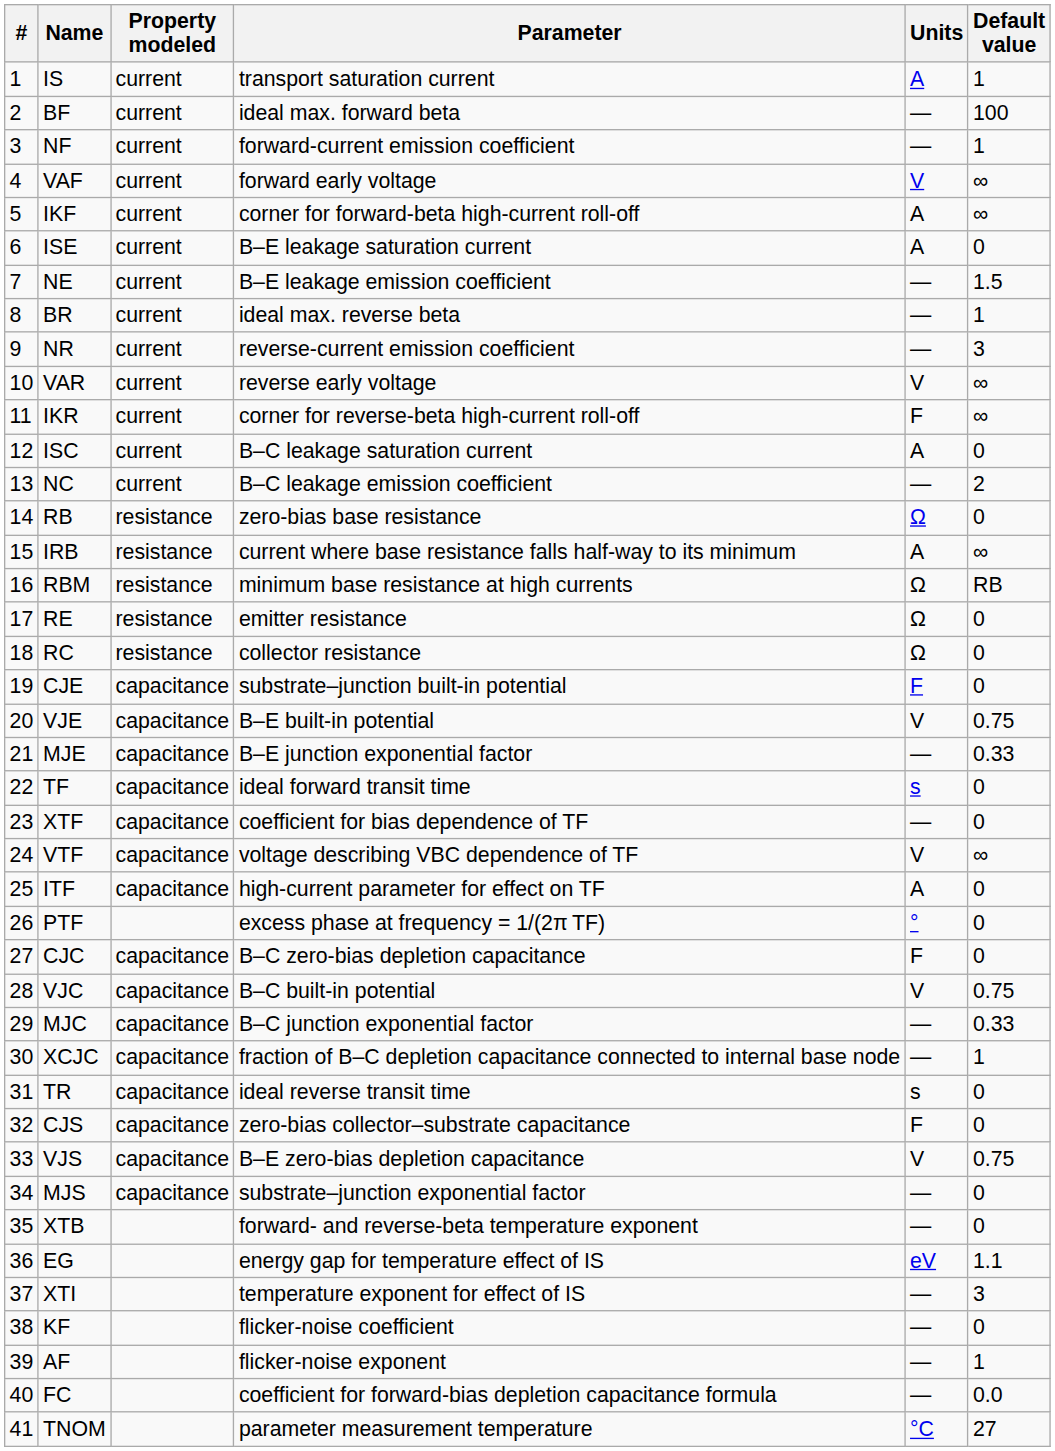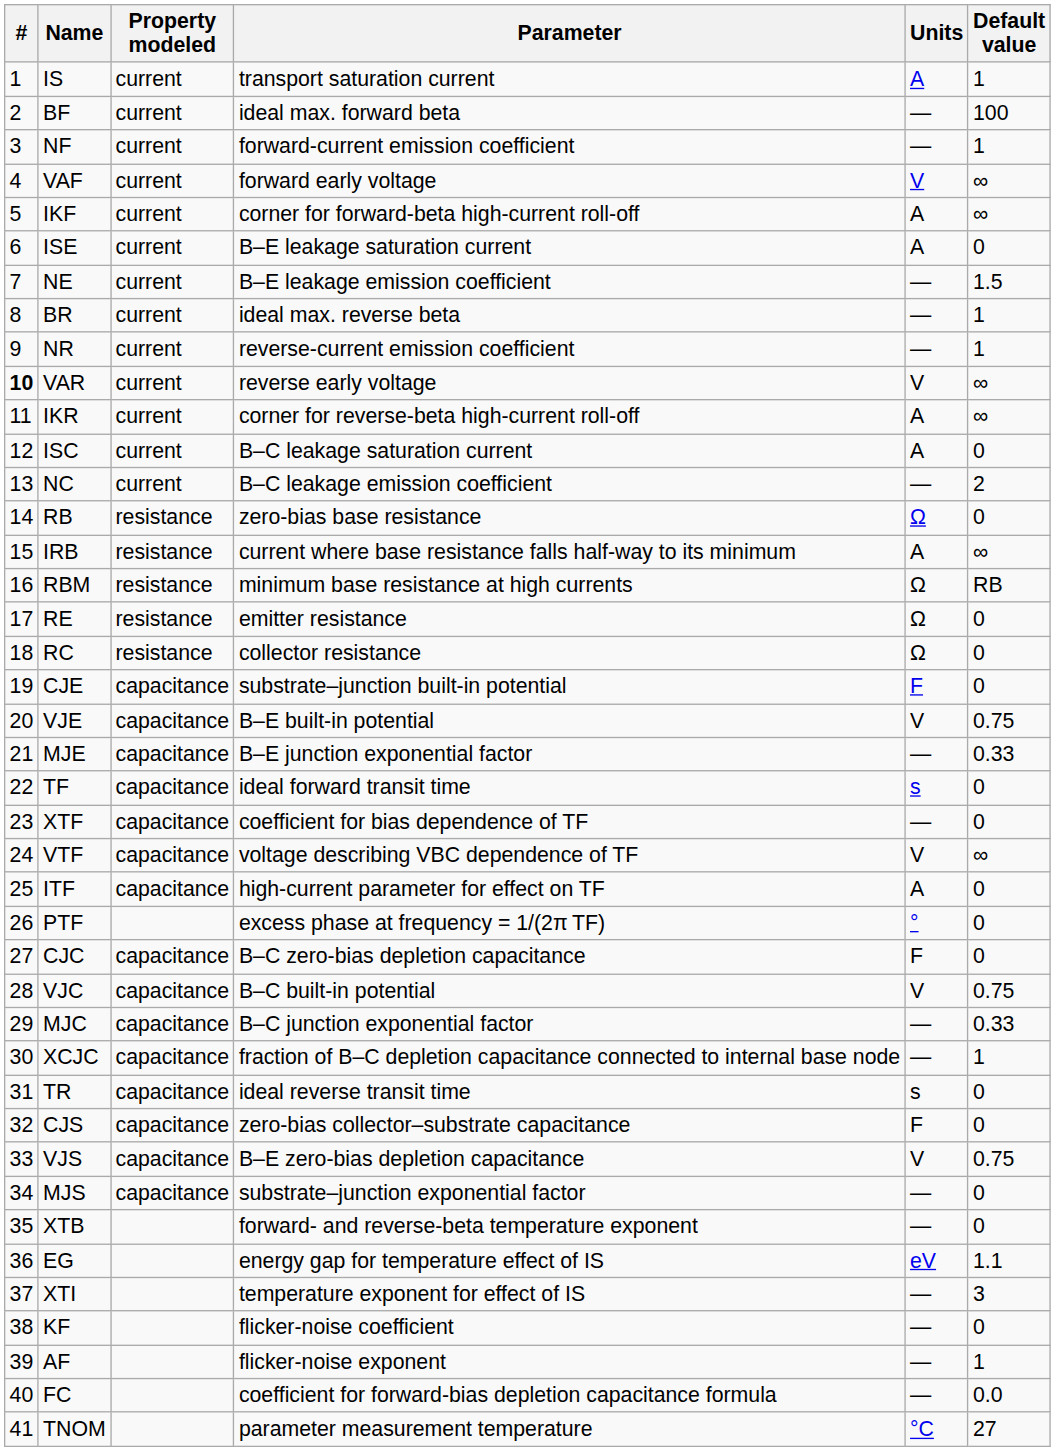(979, 349) 3 -> (979, 349) 1
(21, 382) normal -> (21, 382) bold
(917, 416) F -> (917, 416) A
